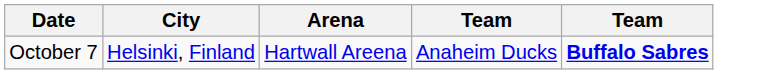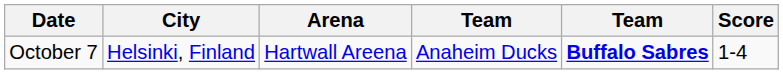+ column: (746, 20)
